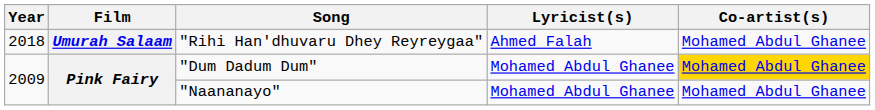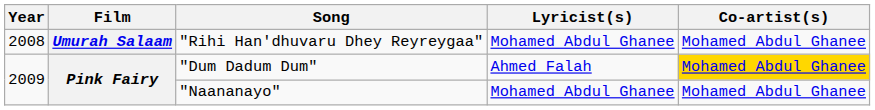(27, 42) 2018 -> (27, 42) 2008
(541, 42) Ahmed Falah -> (583, 42) Mohamed Abdul Ghanee
(583, 67) Mohamed Abdul Ghanee -> (541, 67) Ahmed Falah
